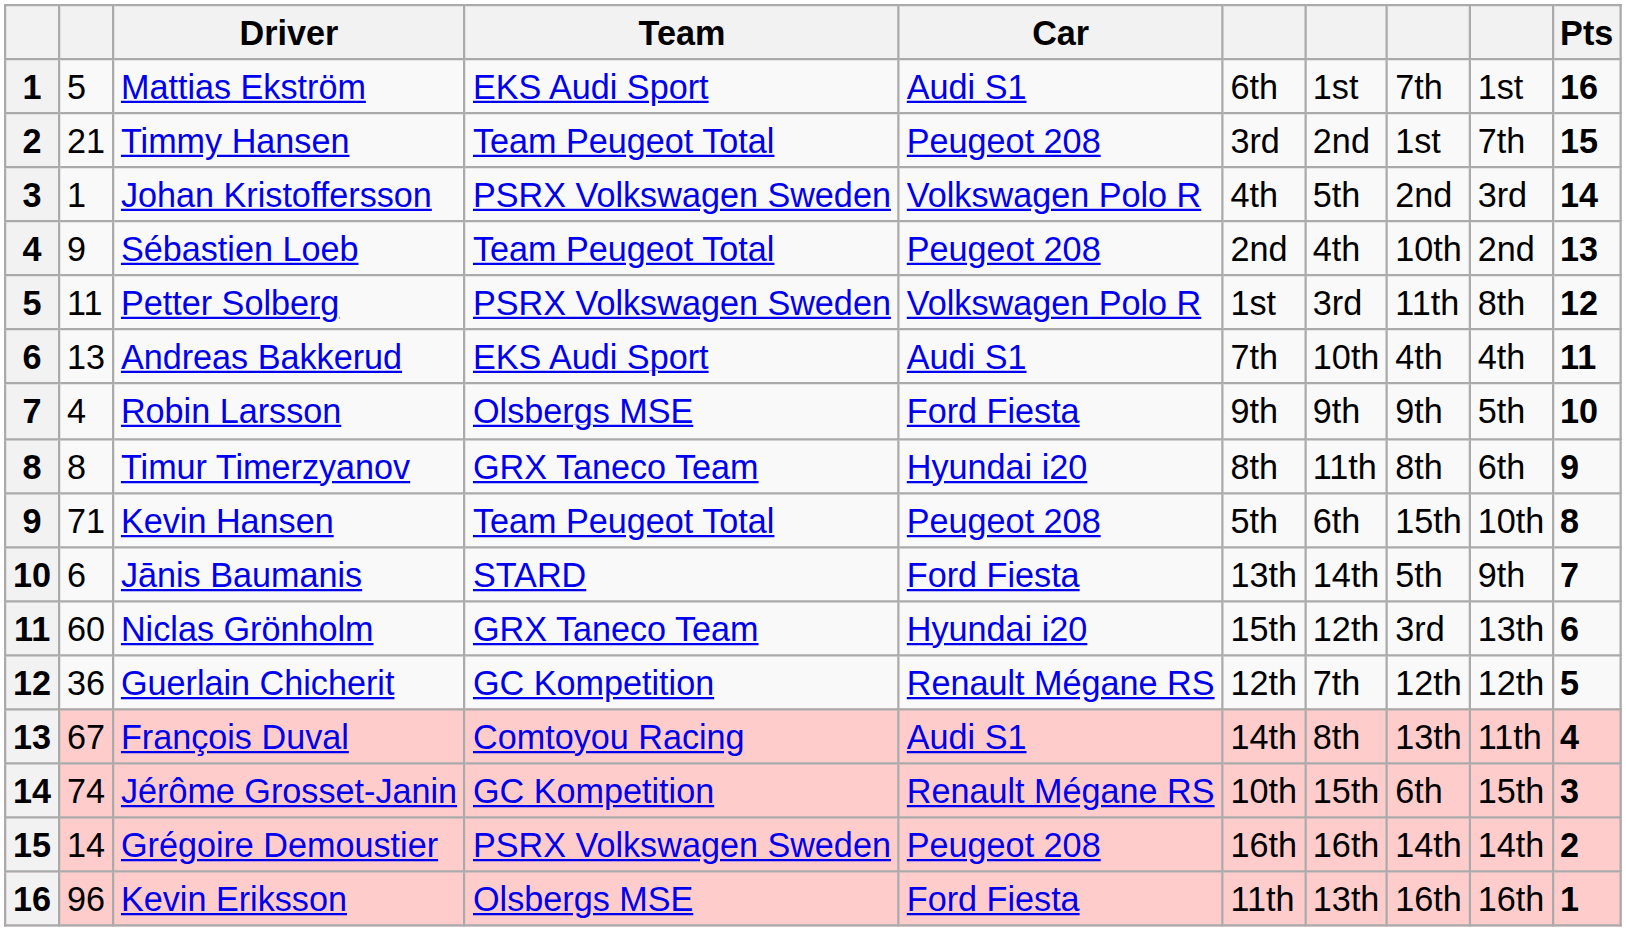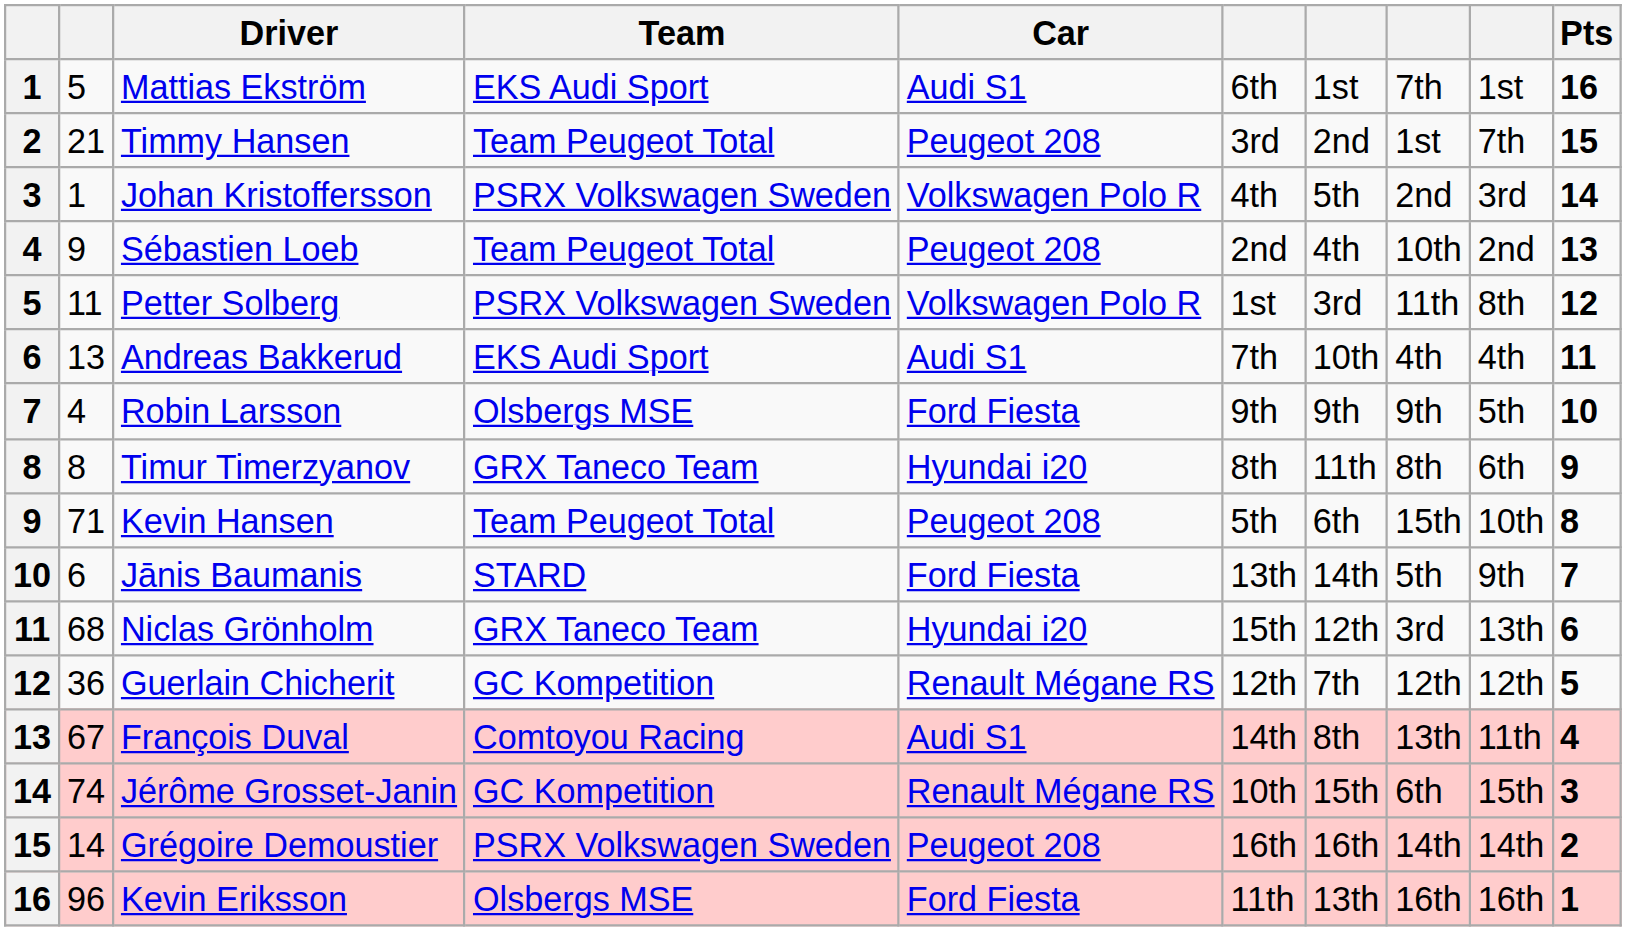(86, 628) 60 -> (86, 628) 68
